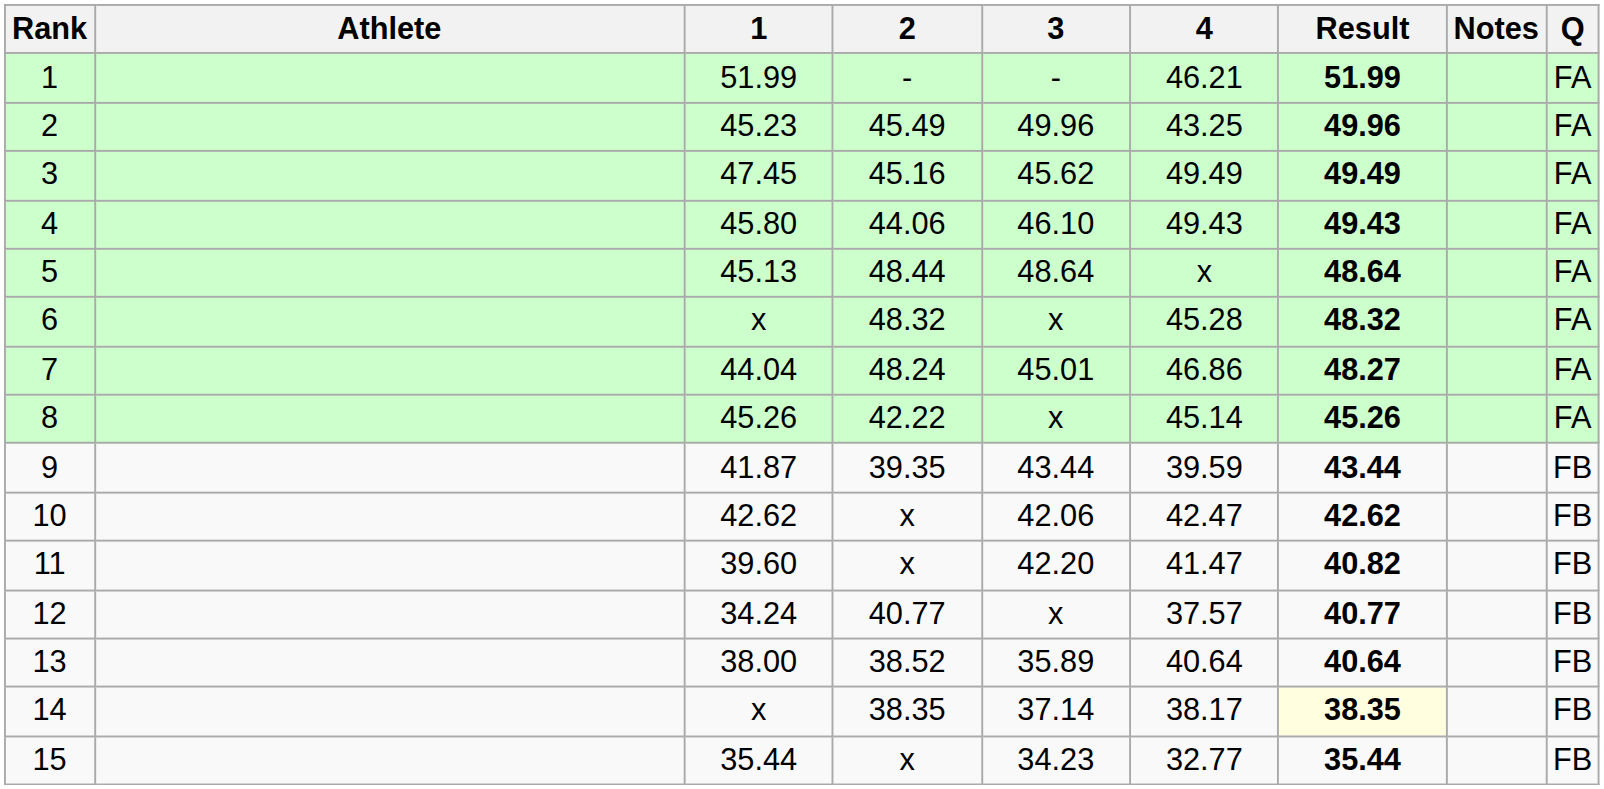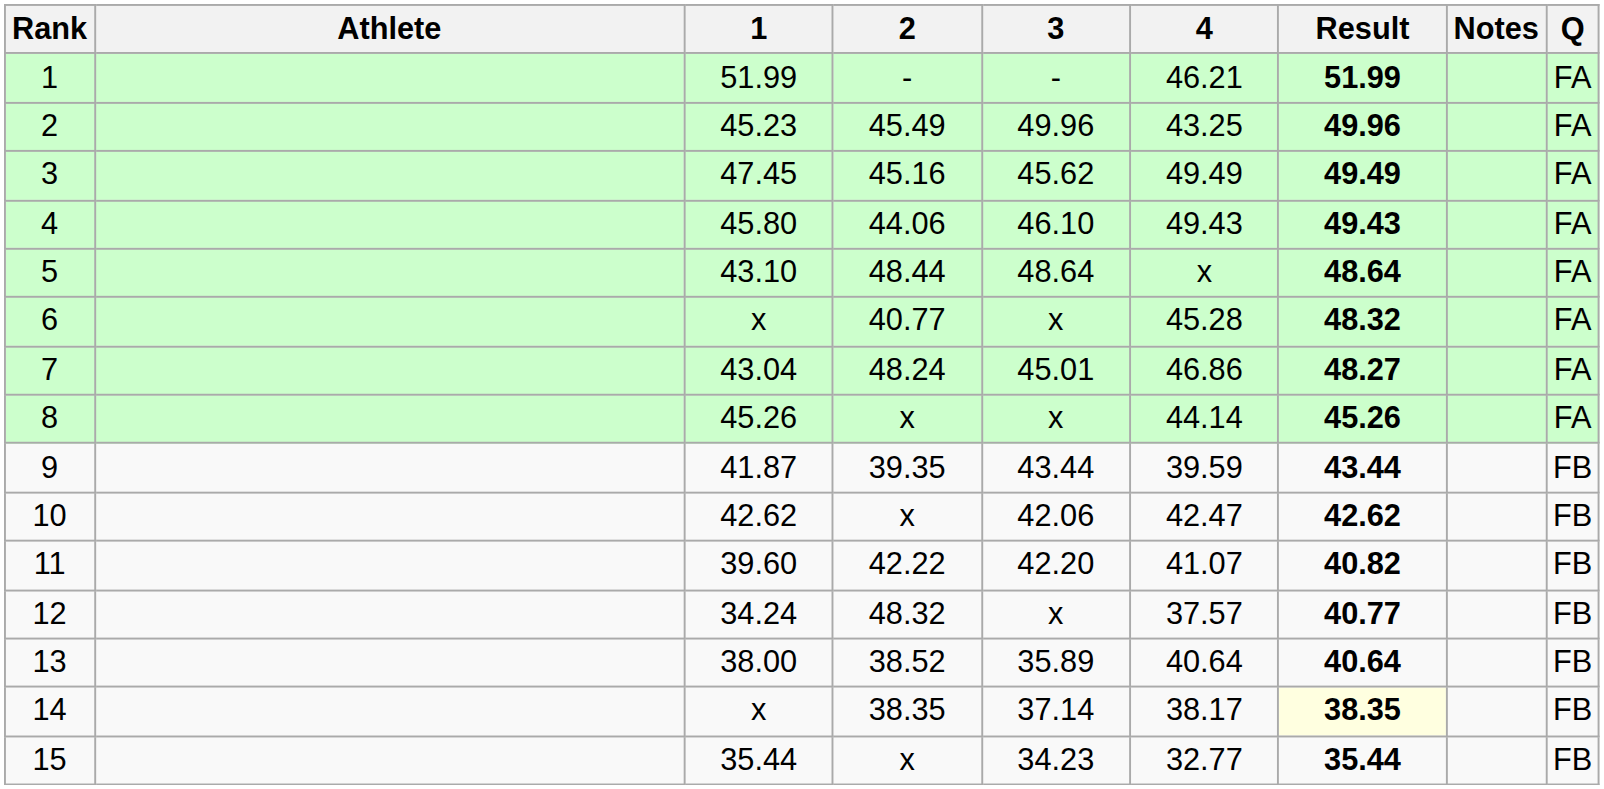(759, 272) 45.13 -> (759, 272) 43.10
(907, 321) 48.32 -> (907, 321) 40.77
(759, 369) 44.04 -> (759, 369) 43.04
(907, 418) 42.22 -> (907, 418) x
(1204, 418) 45.14 -> (1204, 418) 44.14
(907, 564) x -> (907, 564) 42.22
(1204, 564) 41.47 -> (1204, 564) 41.07
(907, 613) 40.77 -> (907, 613) 48.32
